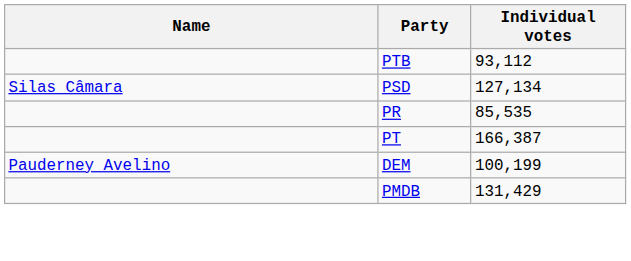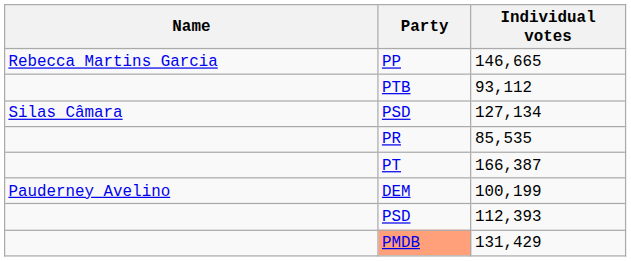+ row: (508, 62)
+ row: (508, 217)
(401, 191) no background -> (401, 243) lightsalmon background
